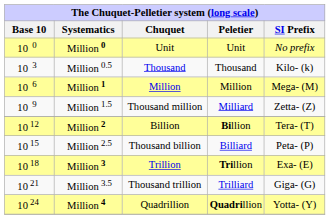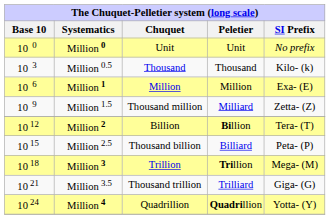(295, 86) Mega- (M) -> (295, 86) Exa- (E)
(295, 165) Exa- (E) -> (295, 165) Mega- (M)
